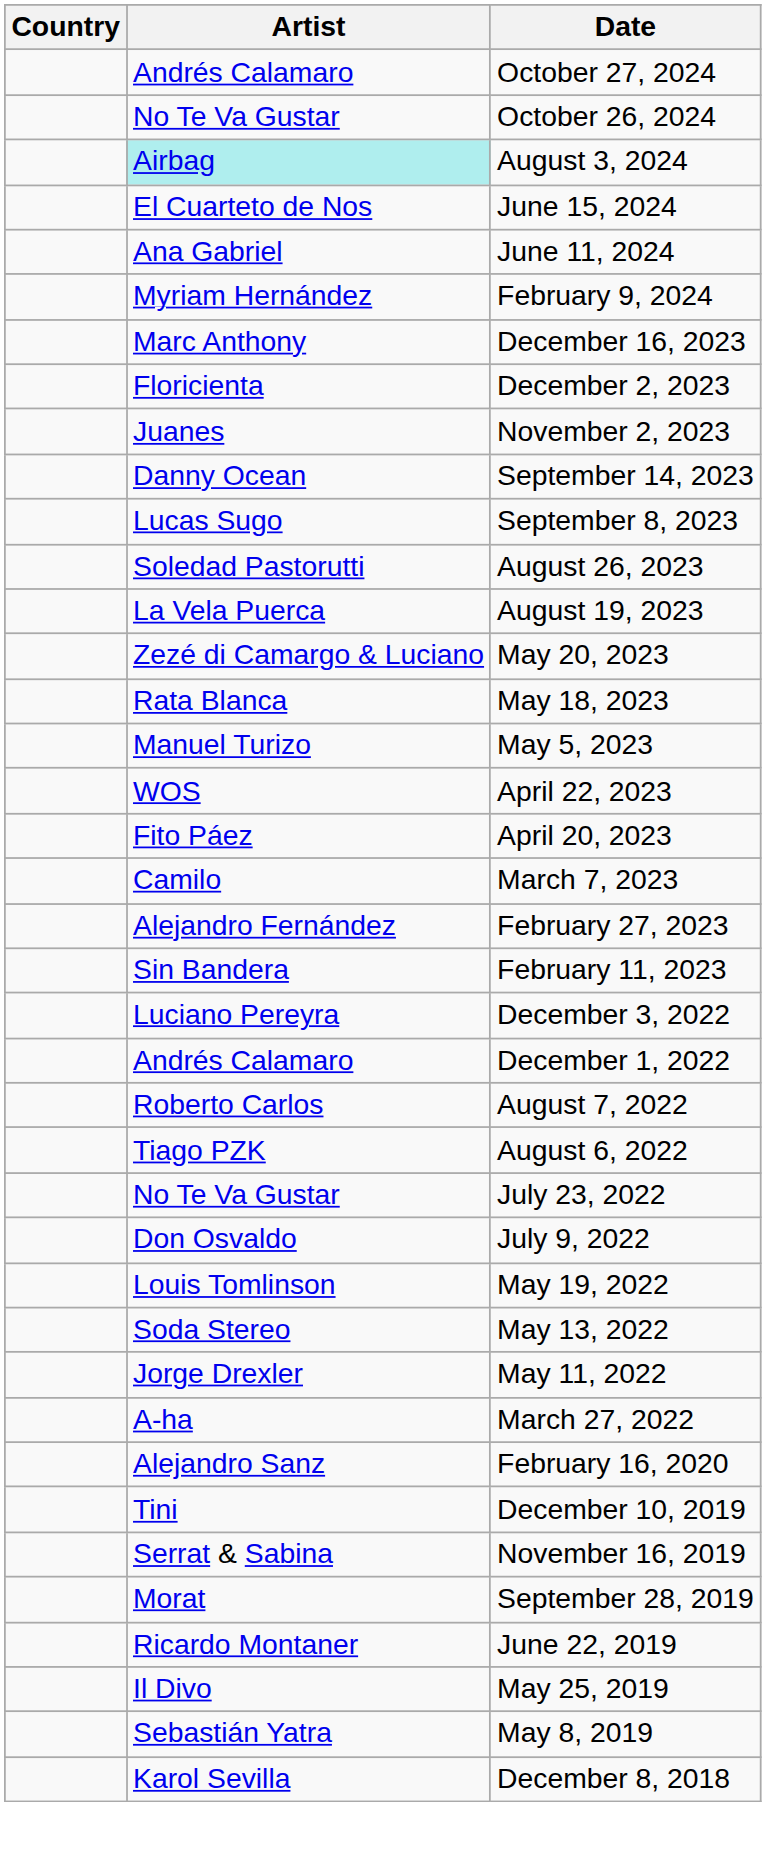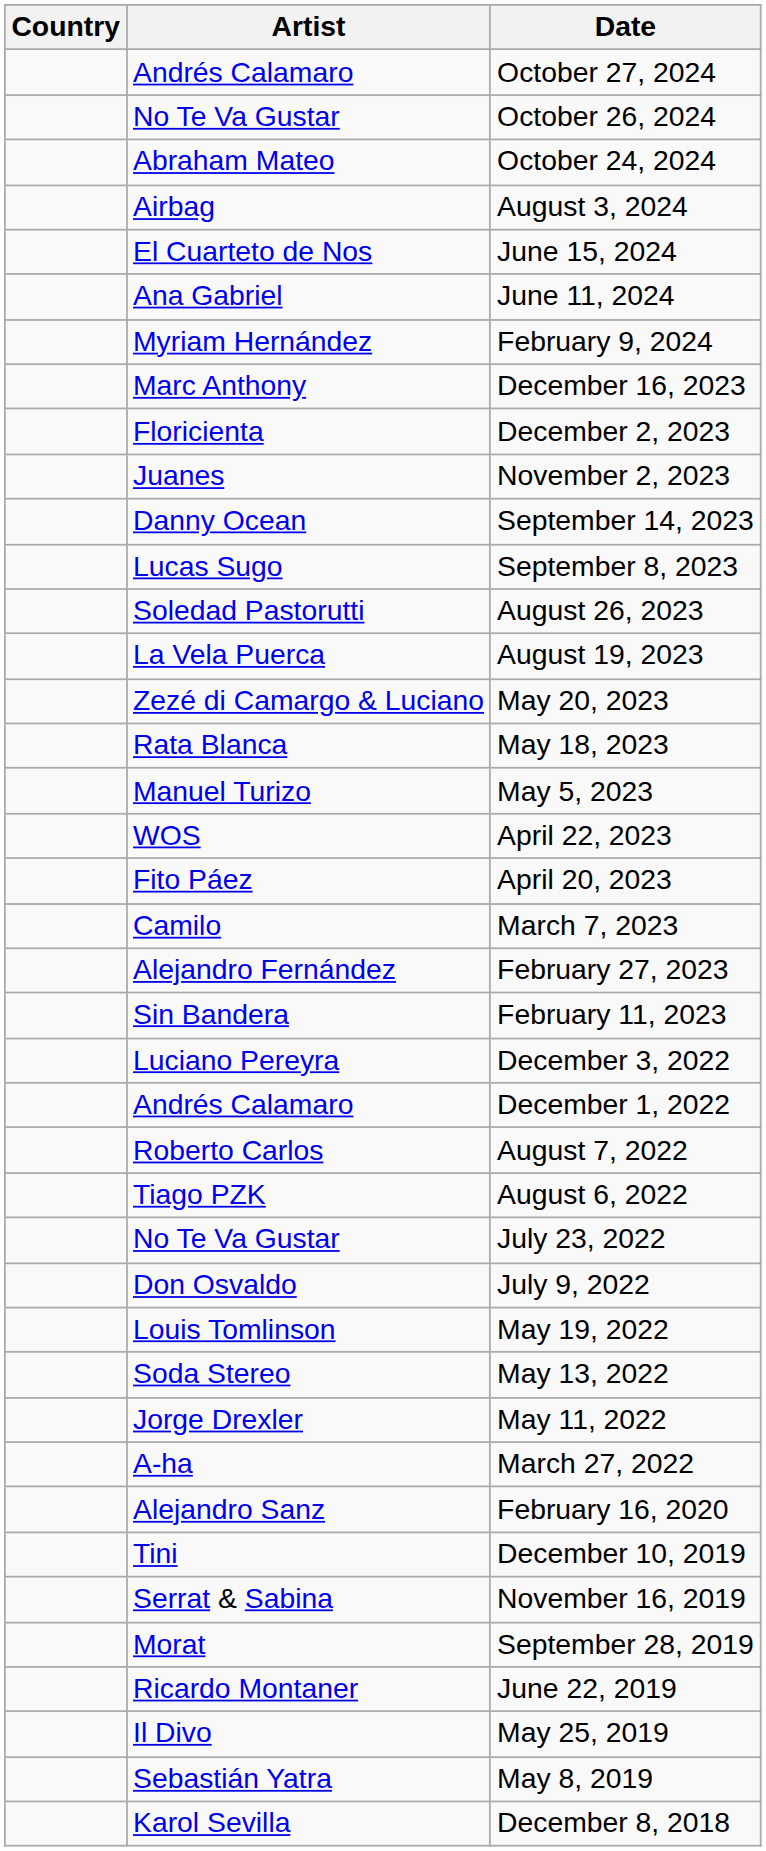+ row: (607, 161)
(174, 161) paleturquoise background -> (174, 206) no background
